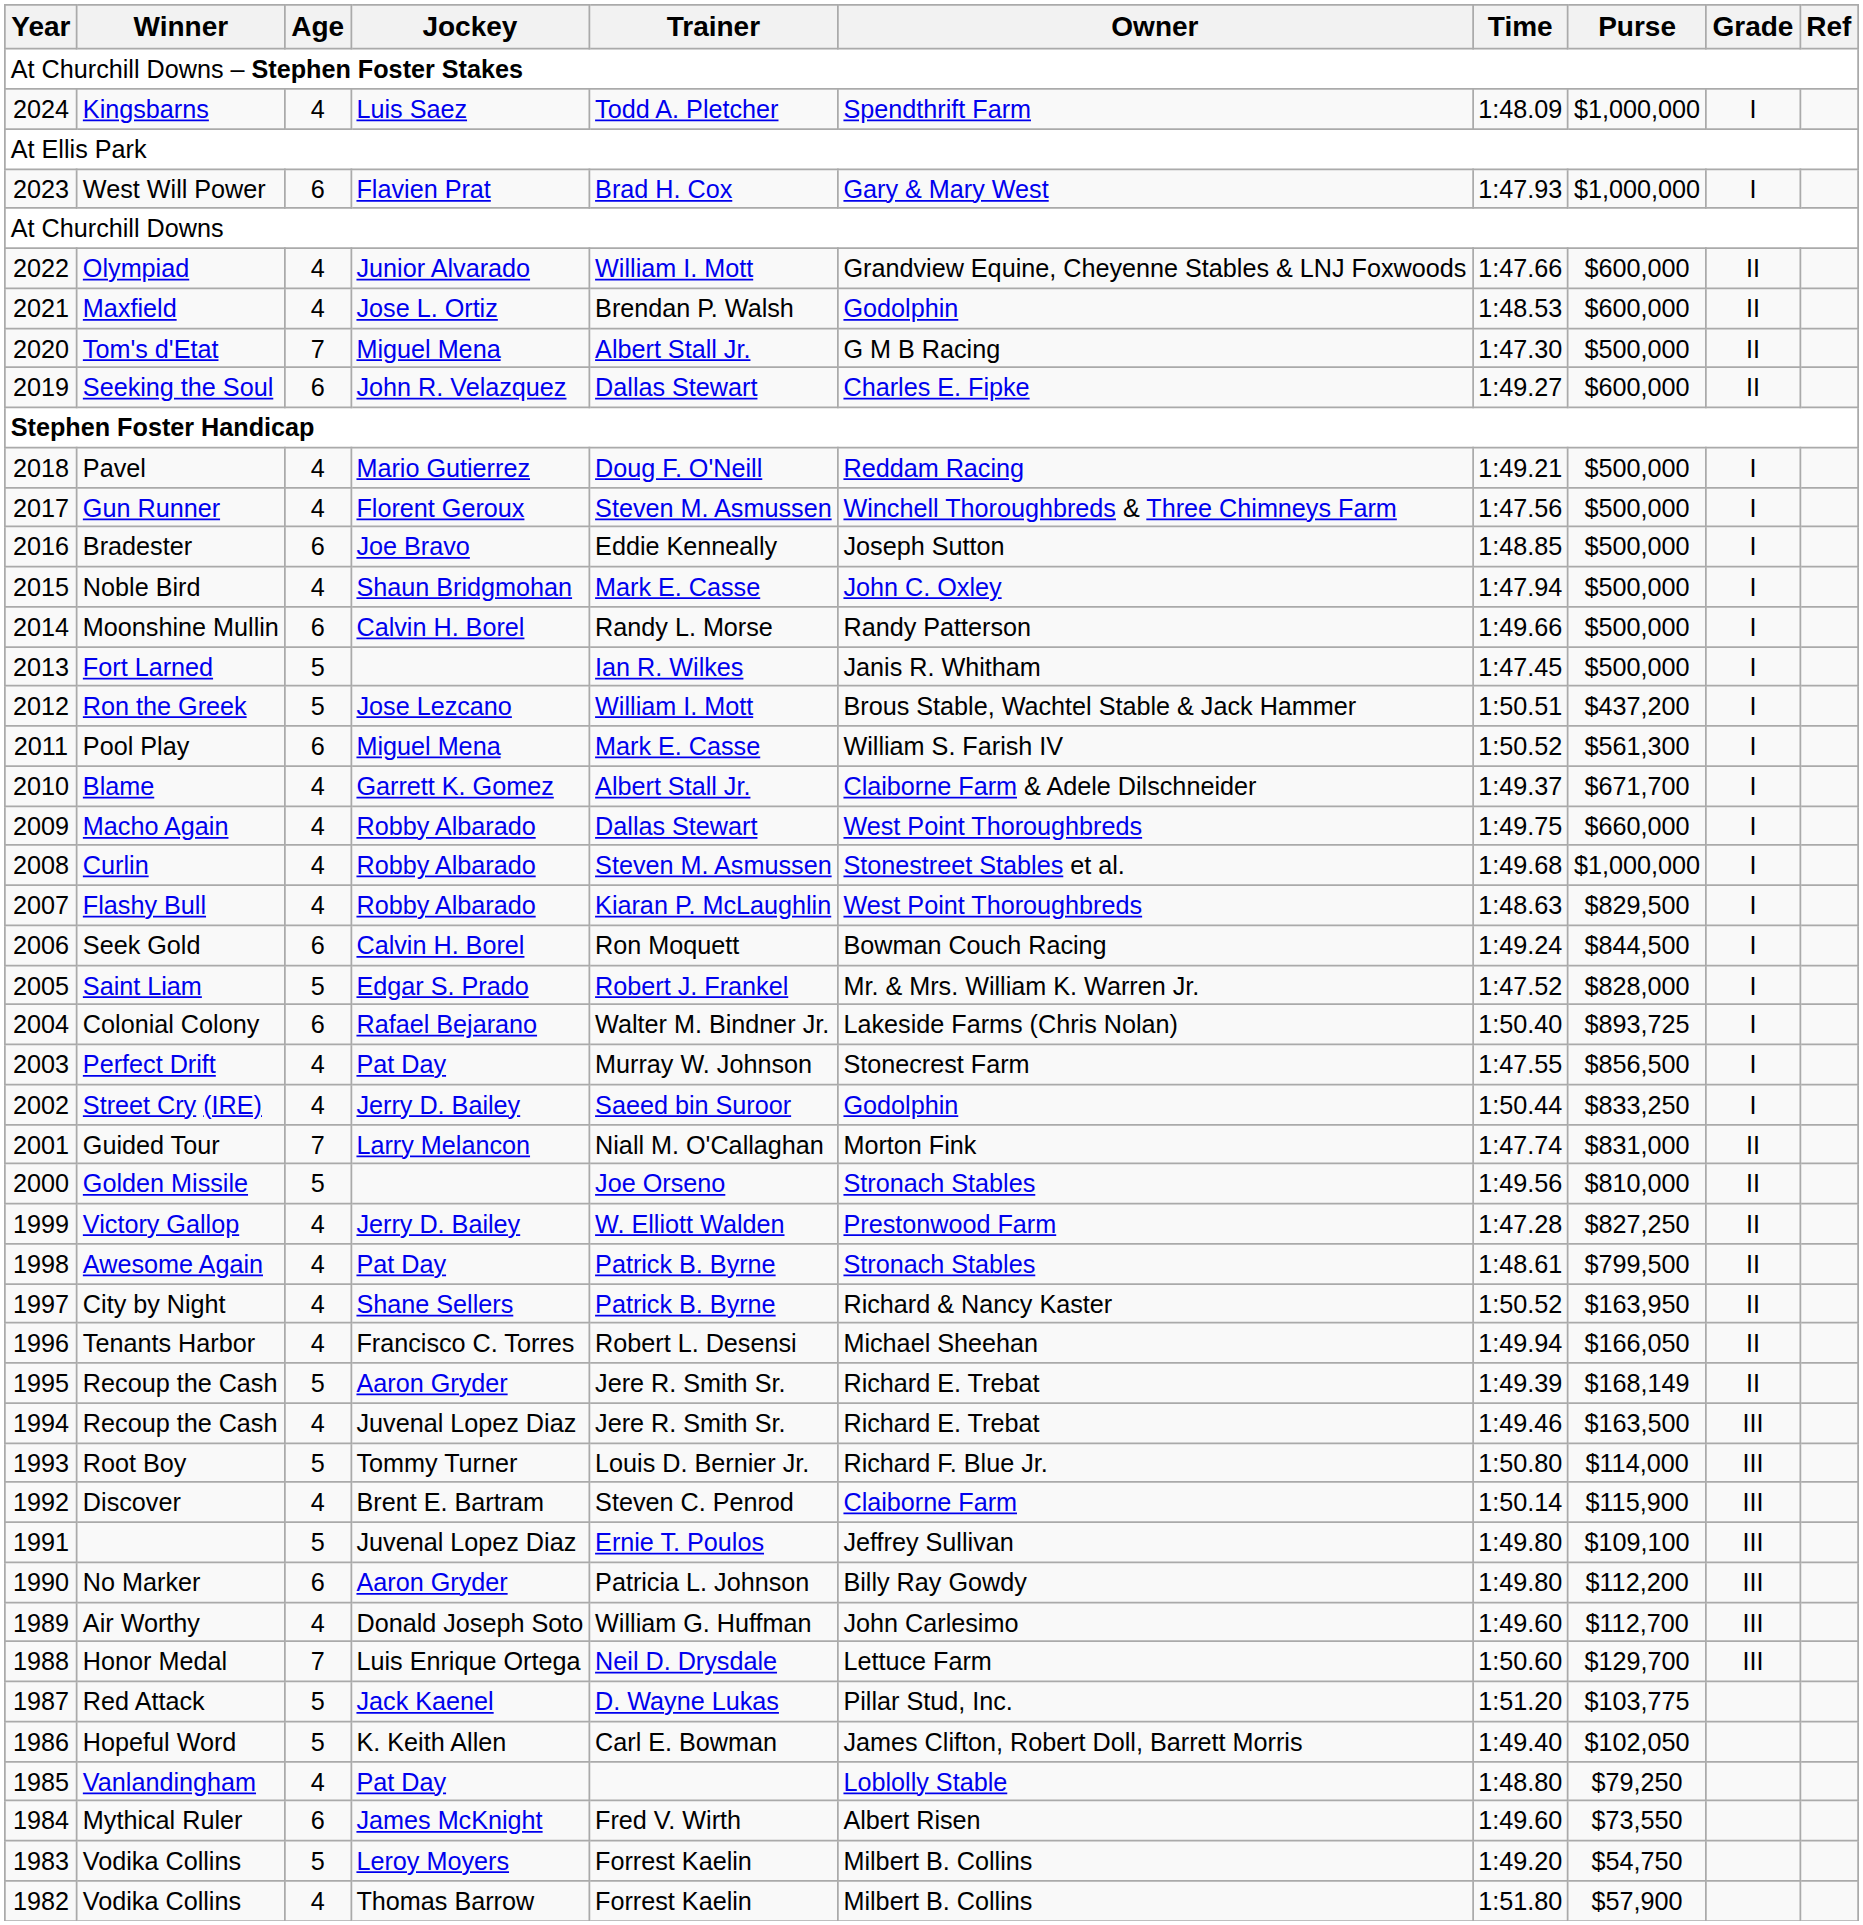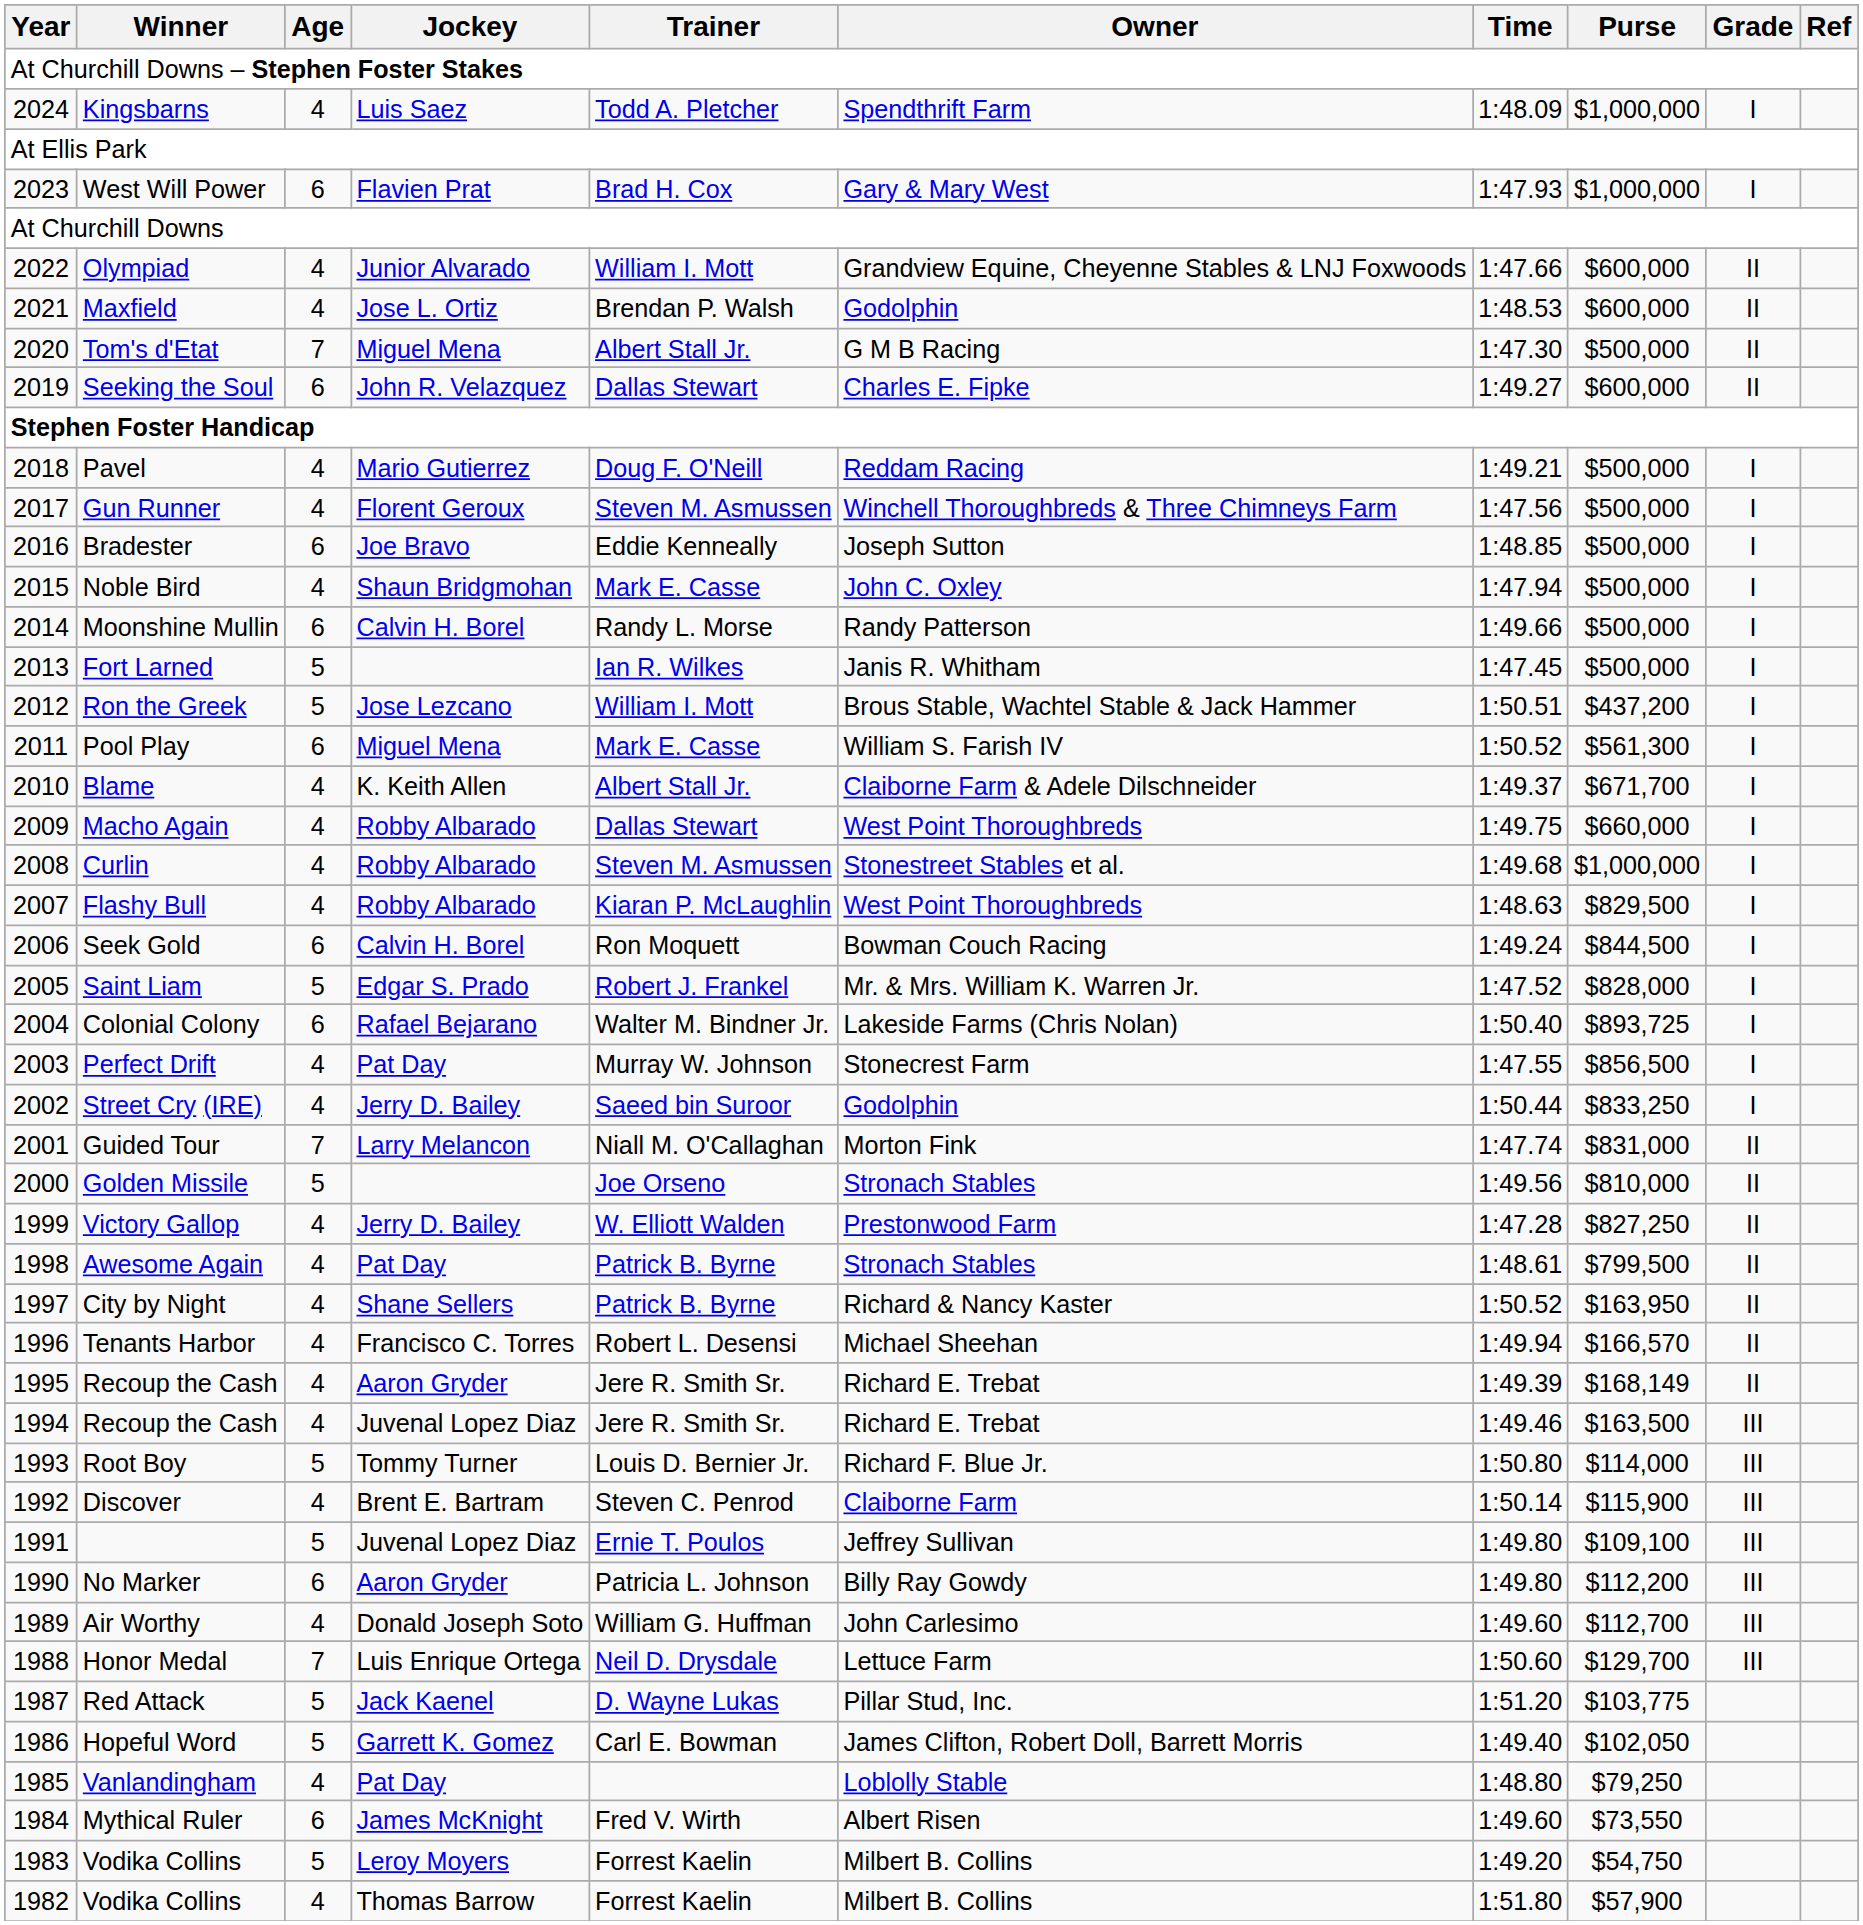(455, 786) Garrett K. Gomez -> (431, 786) K. Keith Allen
(1637, 1343) $166,050 -> (1637, 1343) $166,570
(318, 1383) 5 -> (318, 1383) 4
(431, 1741) K. Keith Allen -> (455, 1741) Garrett K. Gomez
